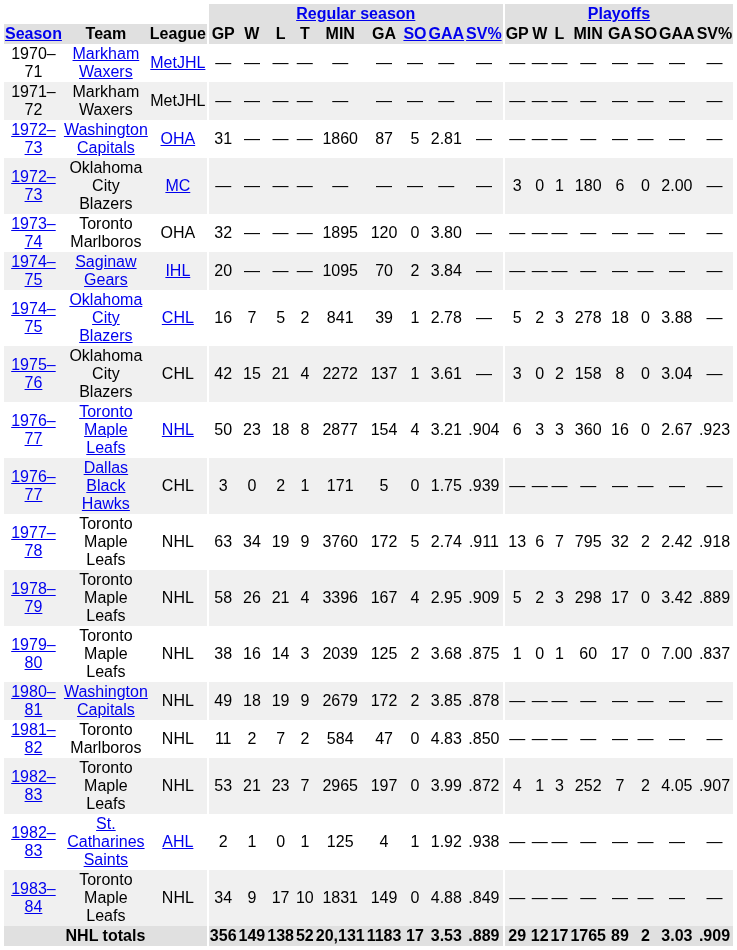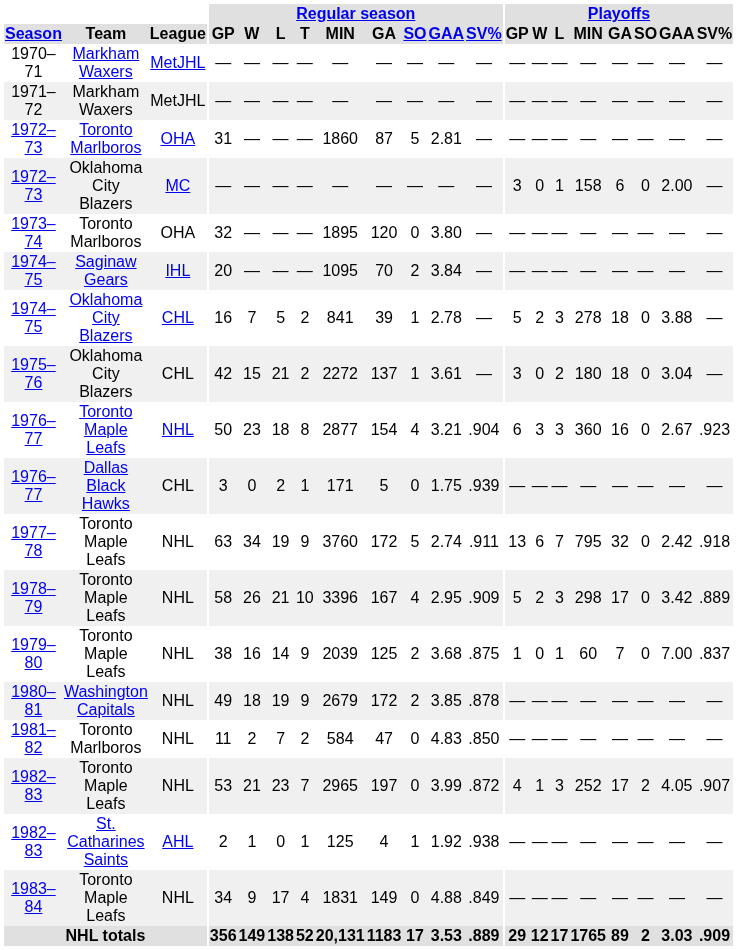(106, 138) Washington Capitals -> (106, 138) Toronto Marlboros
(588, 186) 180 -> (588, 186) 158
(305, 374) 4 -> (305, 374) 2
(588, 374) 158 -> (588, 374) 180
(620, 374) 8 -> (620, 374) 18
(646, 542) 2 -> (646, 542) 0
(305, 598) 4 -> (305, 598) 10
(305, 654) 3 -> (305, 654) 9
(620, 654) 17 -> (620, 654) 7
(620, 786) 7 -> (620, 786) 17
(305, 898) 10 -> (305, 898) 4
